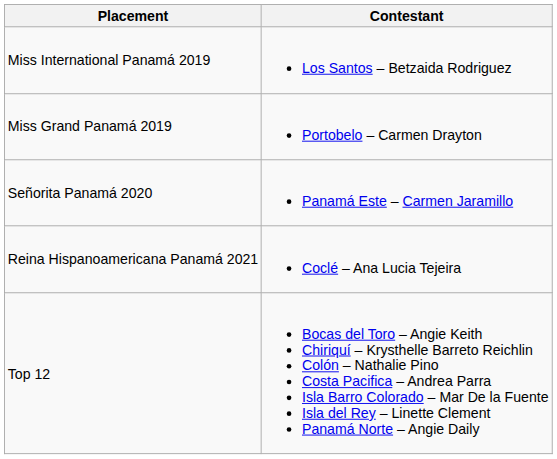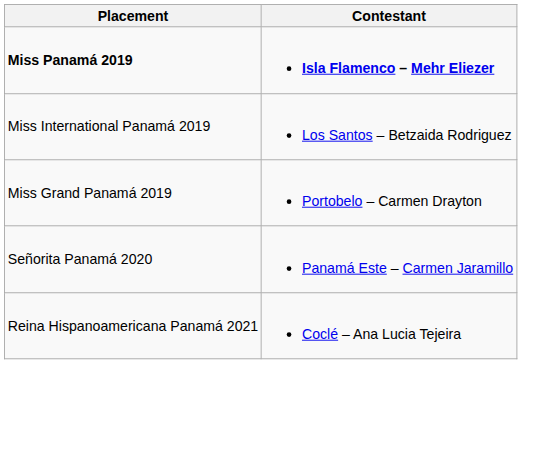+ row: (70, 60)
- row: (29, 373)
